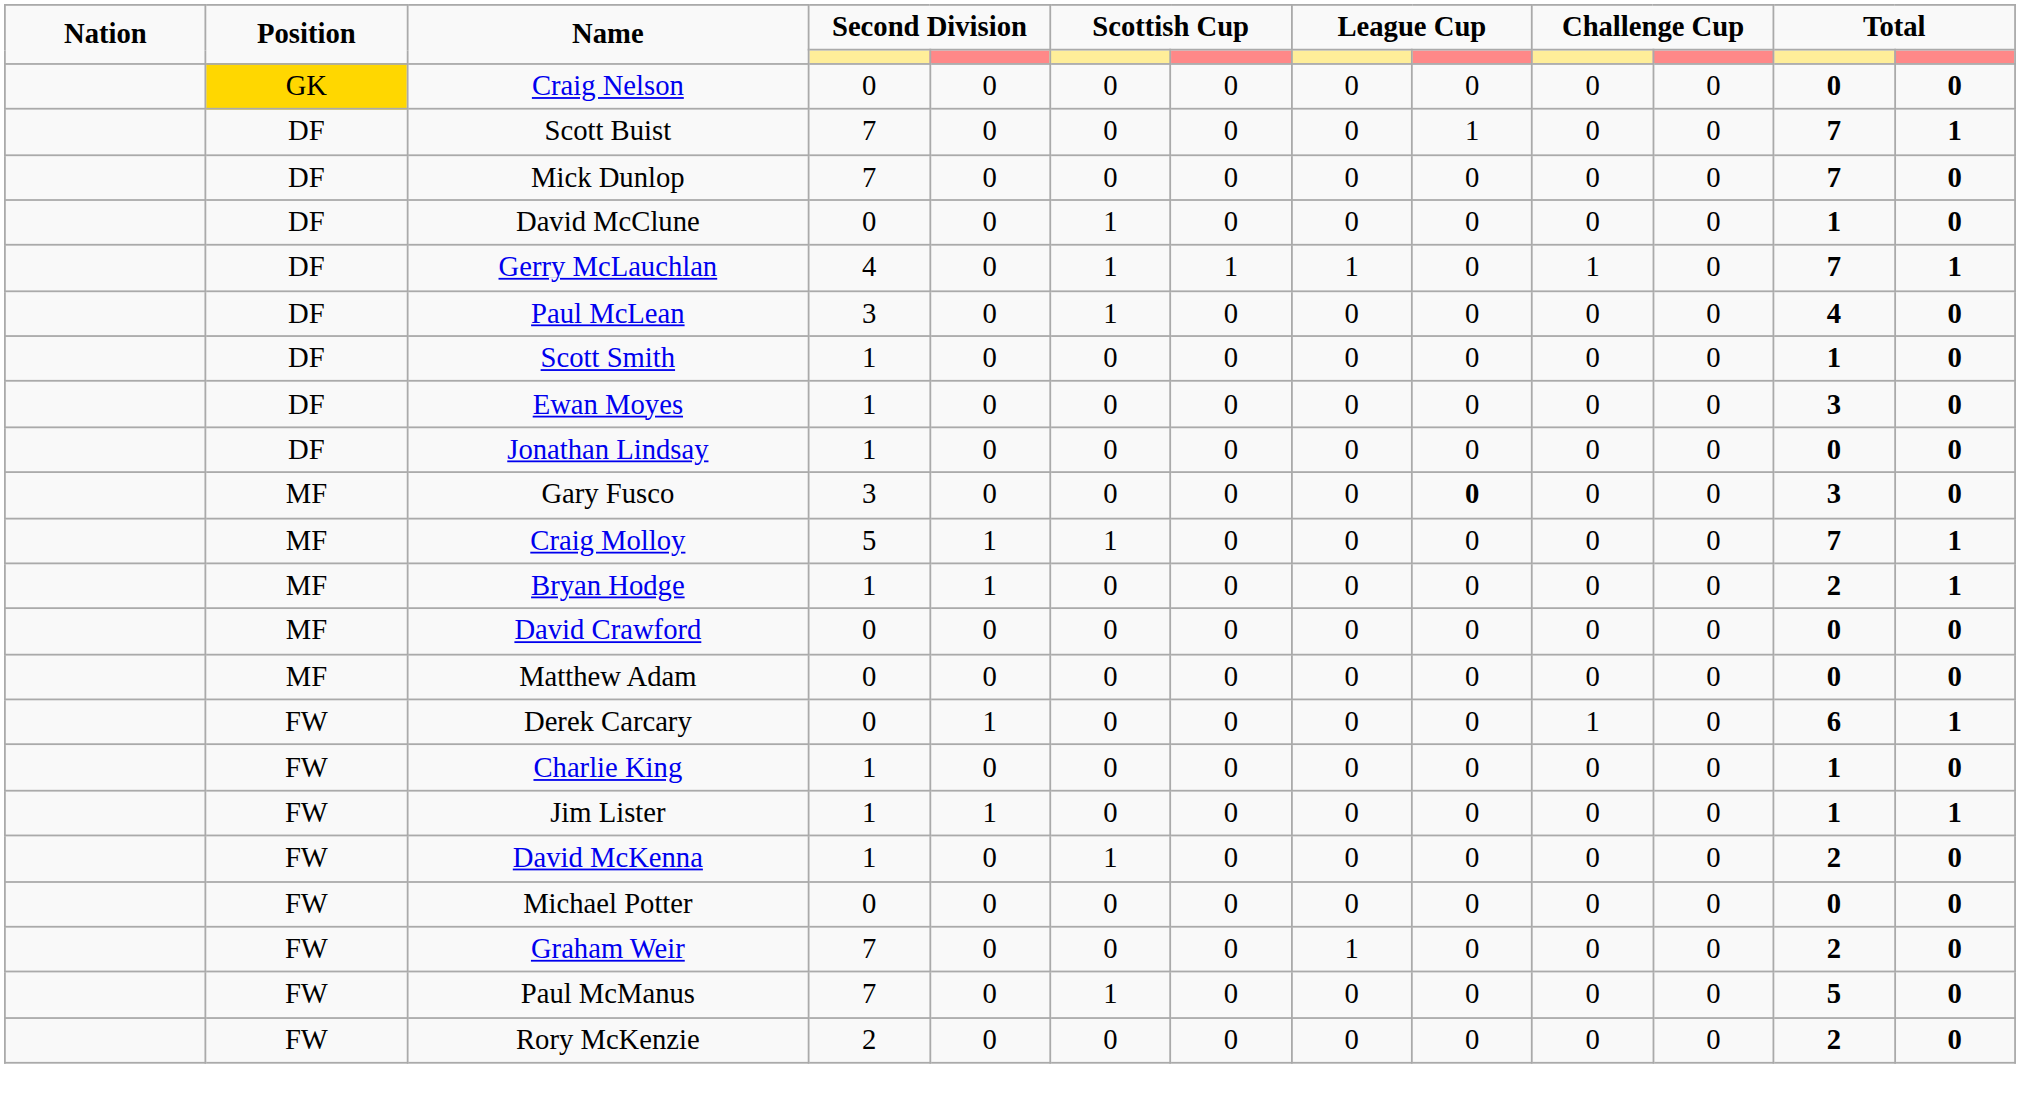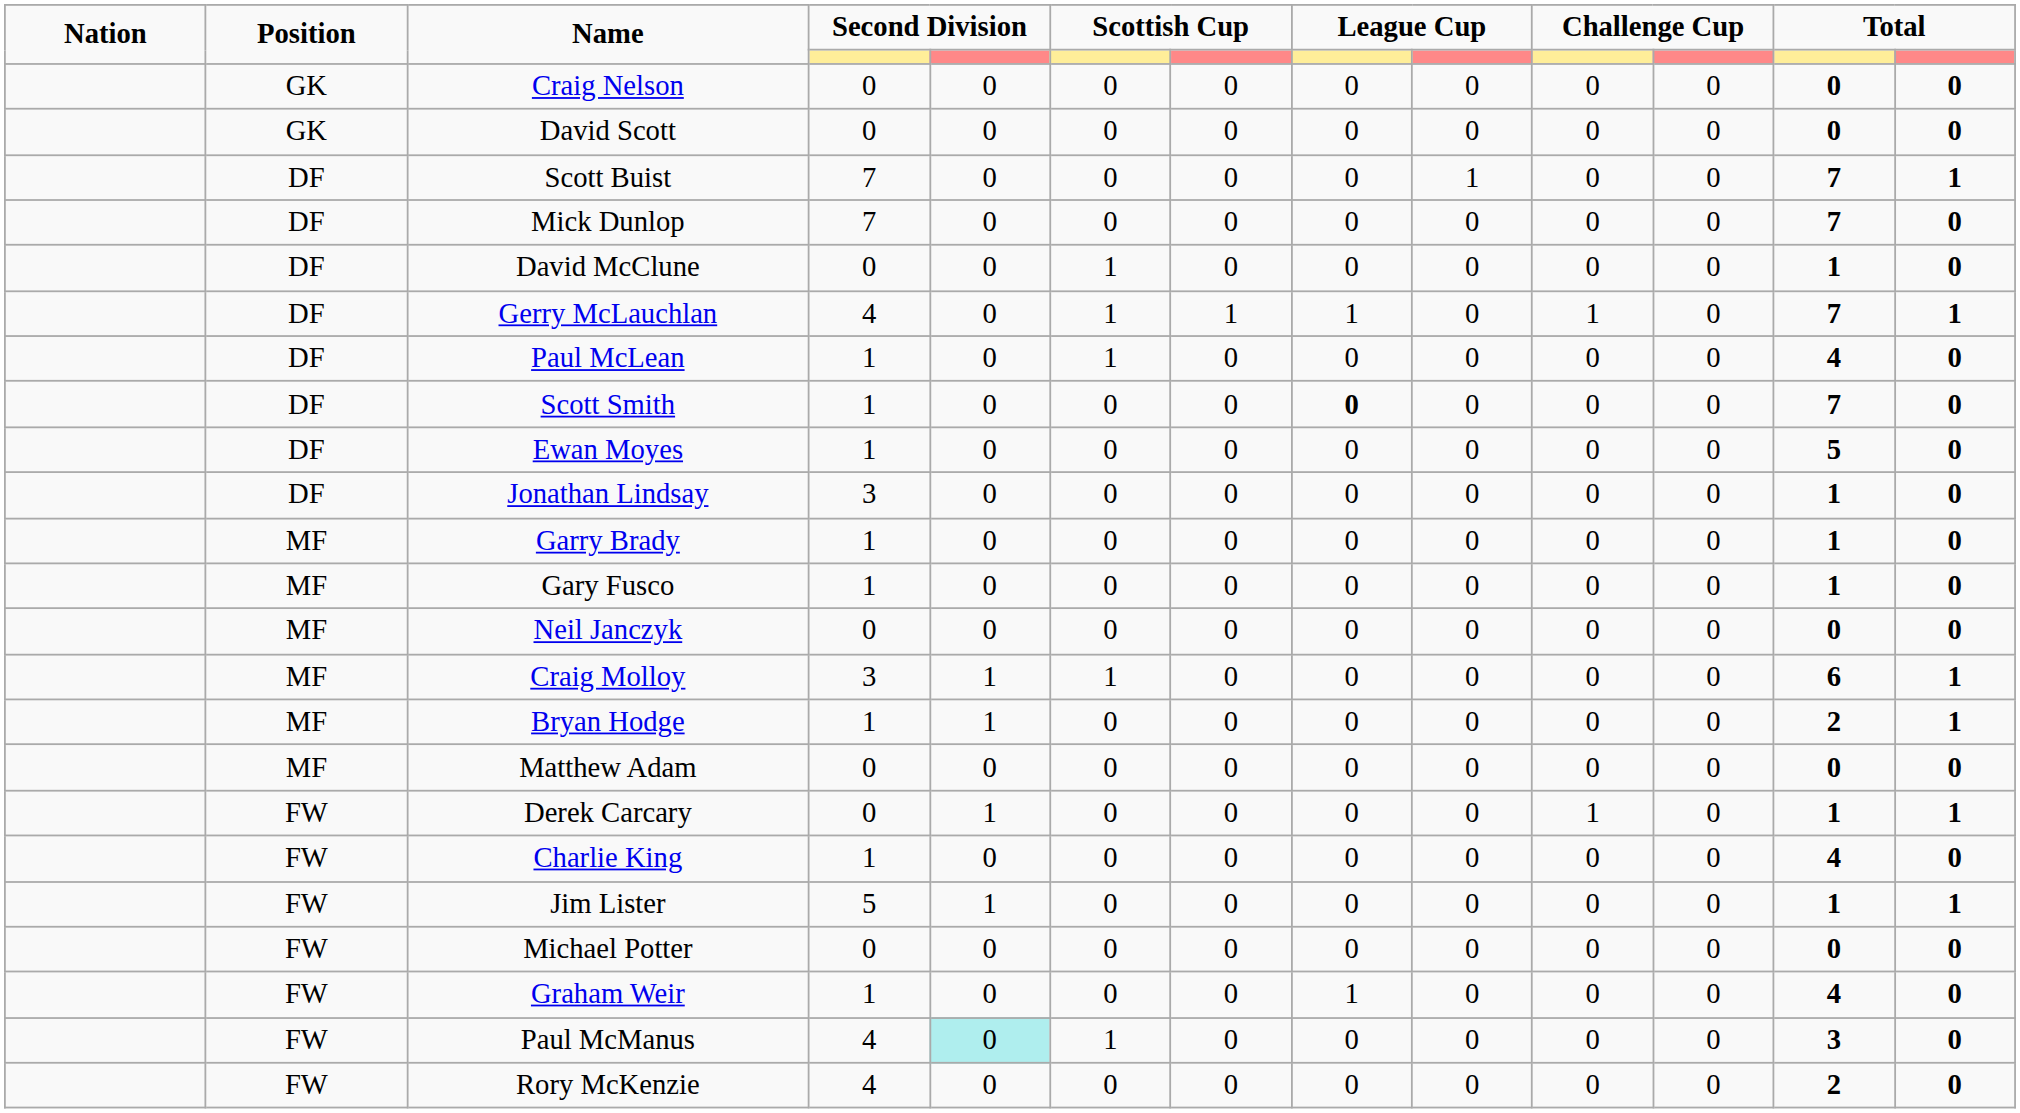(306, 85) gold background -> (306, 85) no background
+ row: (608, 131)
(869, 312) 3 -> (869, 358) 1
(1352, 358) normal -> (1352, 403) bold
(1834, 358) 1 -> (1834, 403) 7
(1834, 403) 3 -> (1834, 449) 5
(869, 449) 1 -> (869, 494) 3
(1834, 449) 0 -> (1834, 494) 1
+ row: (608, 540)
(869, 494) 3 -> (869, 585) 1
(1472, 494) bold -> (1472, 585) normal
(1834, 494) 3 -> (1834, 585) 1
+ row: (608, 630)
(869, 540) 5 -> (869, 676) 3
(1834, 540) 7 -> (1834, 676) 6
- row: (608, 630)
(1834, 721) 6 -> (1834, 812) 1
(1834, 767) 1 -> (1834, 857) 4
(869, 812) 1 -> (869, 903) 5
- row: (608, 857)
(869, 948) 7 -> (869, 994) 1
(1834, 948) 2 -> (1834, 994) 4
(869, 994) 7 -> (869, 1039) 4
(990, 994) no background -> (990, 1039) paleturquoise background
(1834, 994) 5 -> (1834, 1039) 3
(869, 1039) 2 -> (869, 1085) 4
